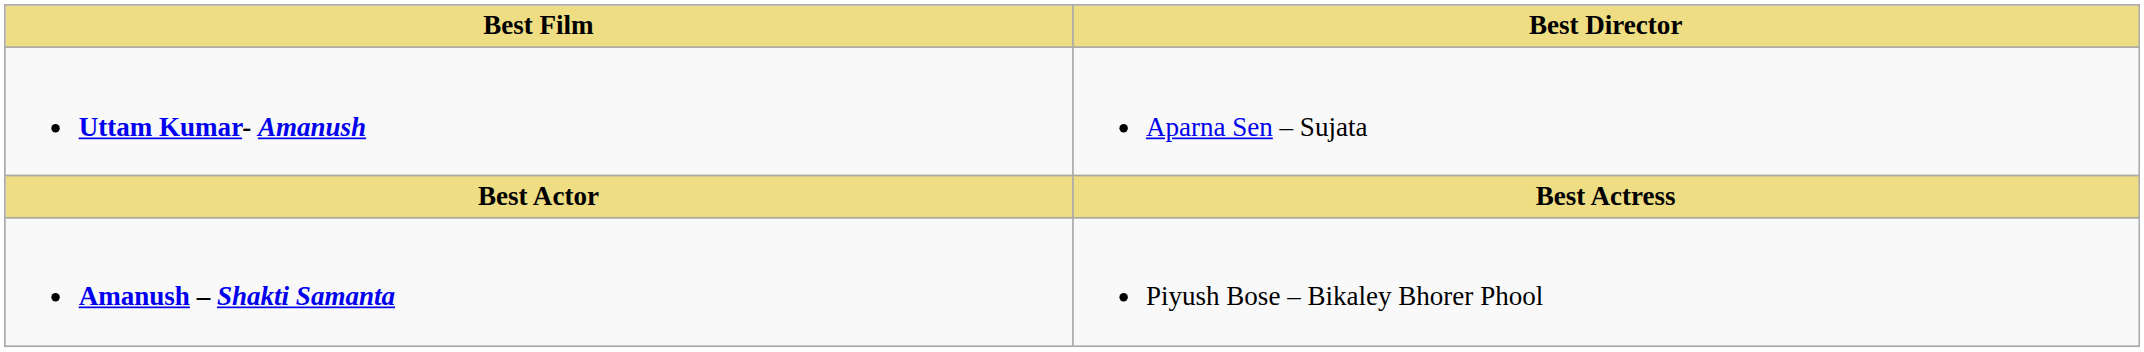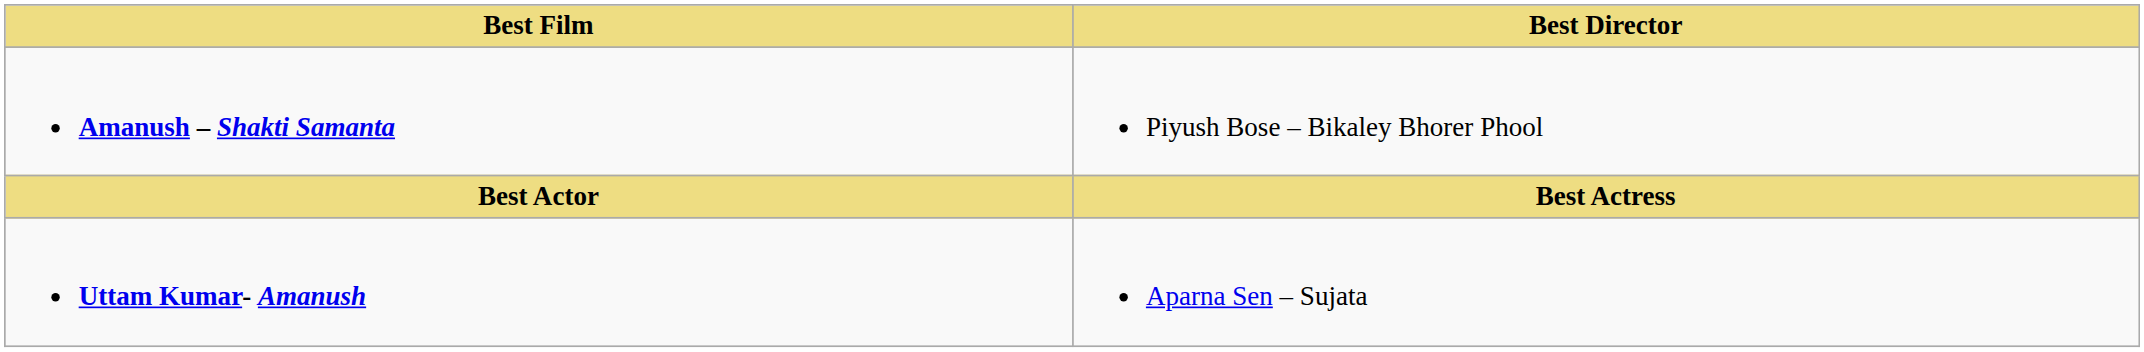rows swapped: (538, 297) <-> (538, 127)
